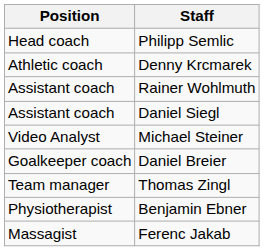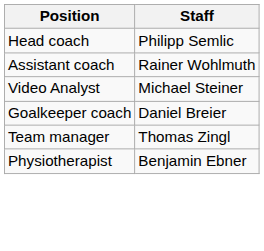- row: (195, 64)
- row: (179, 112)
- row: (184, 233)
